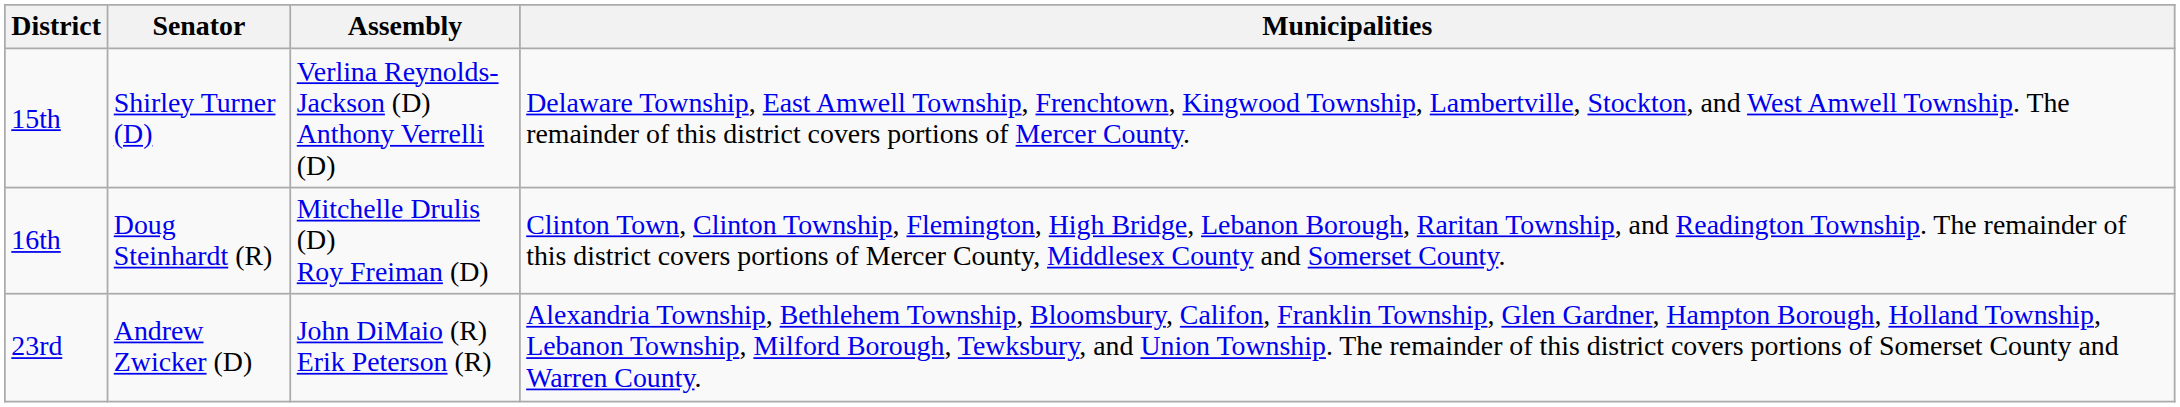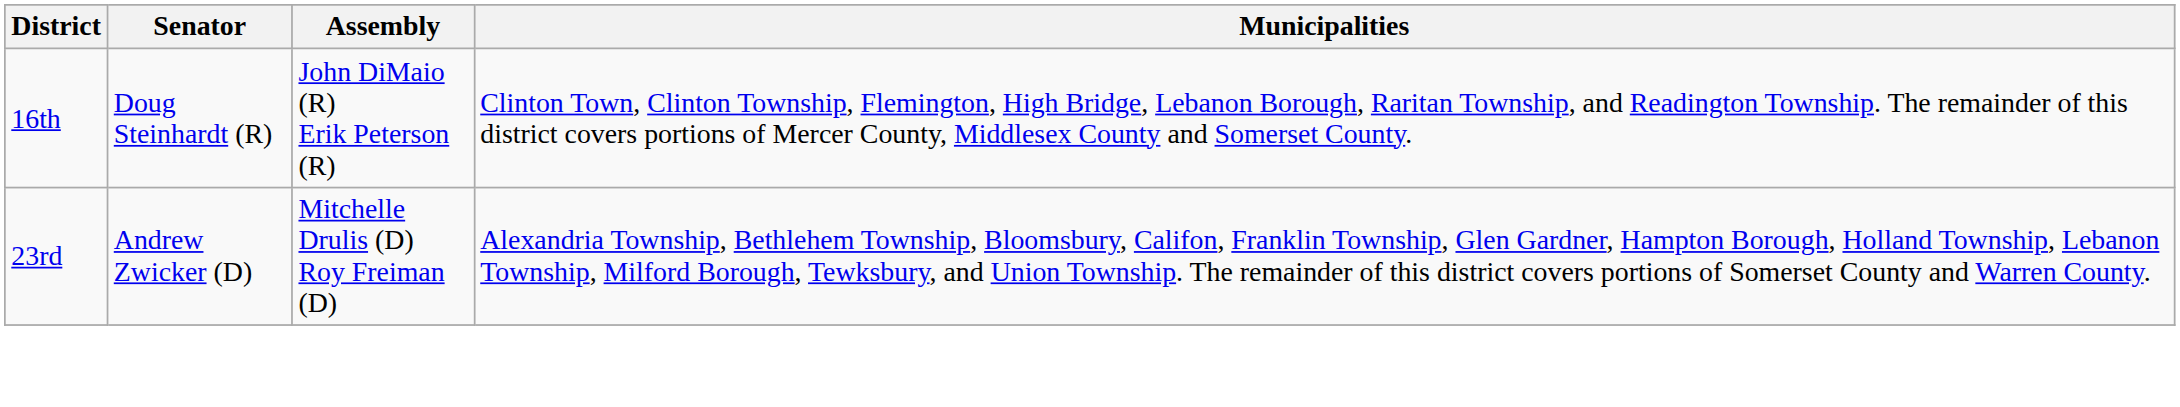- row: (36, 117)
(393, 240) Mitchelle Drulis (D) Roy Freiman (D) -> (374, 117) John DiMaio (R) Erik Peterson (R)
(394, 346) John DiMaio (R) Erik Peterson (R) -> (372, 255) Mitchelle Drulis (D) Roy Freiman (D)
